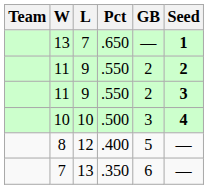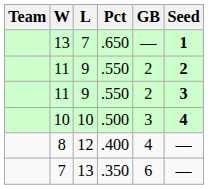(148, 145) 5 -> (148, 145) 4
